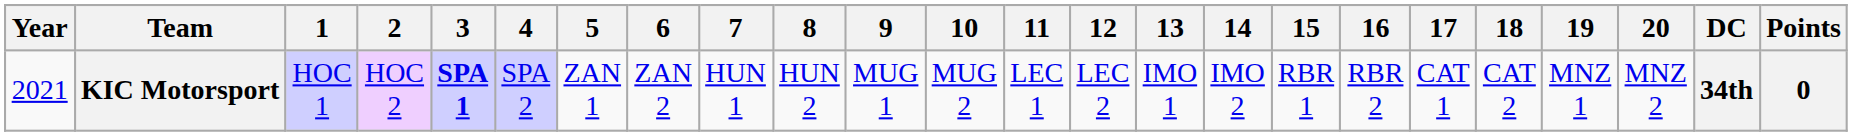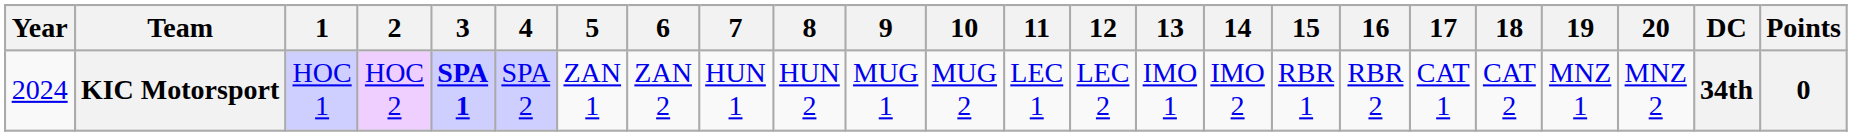(40, 89) 2021 -> (40, 89) 2024
